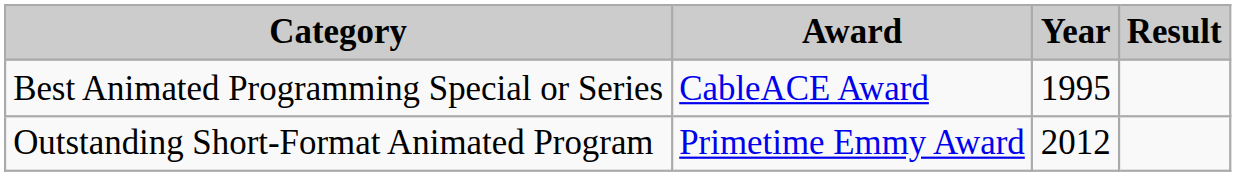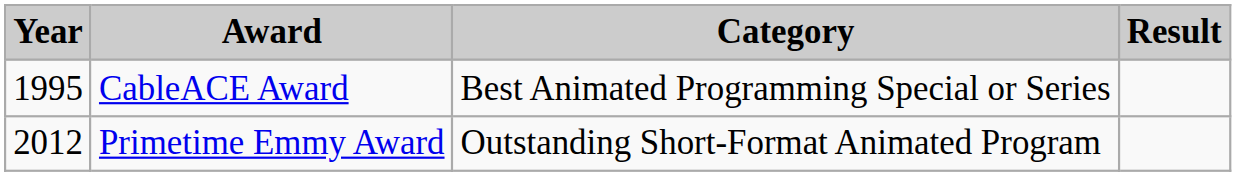columns swapped: (1076, 32) <-> (338, 32)
